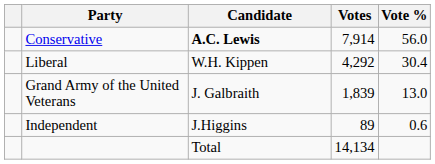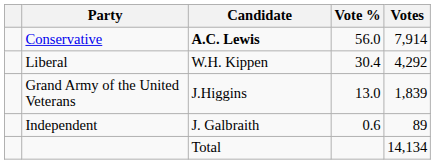columns swapped: (355, 16) <-> (404, 16)
(225, 93) J. Galbraith -> (219, 93) J.Higgins
(219, 124) J.Higgins -> (225, 124) J. Galbraith
